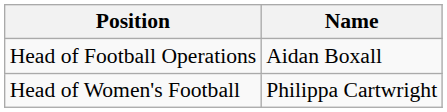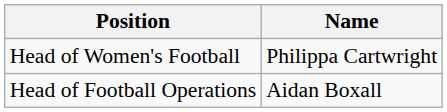rows swapped: (125, 90) <-> (133, 55)
